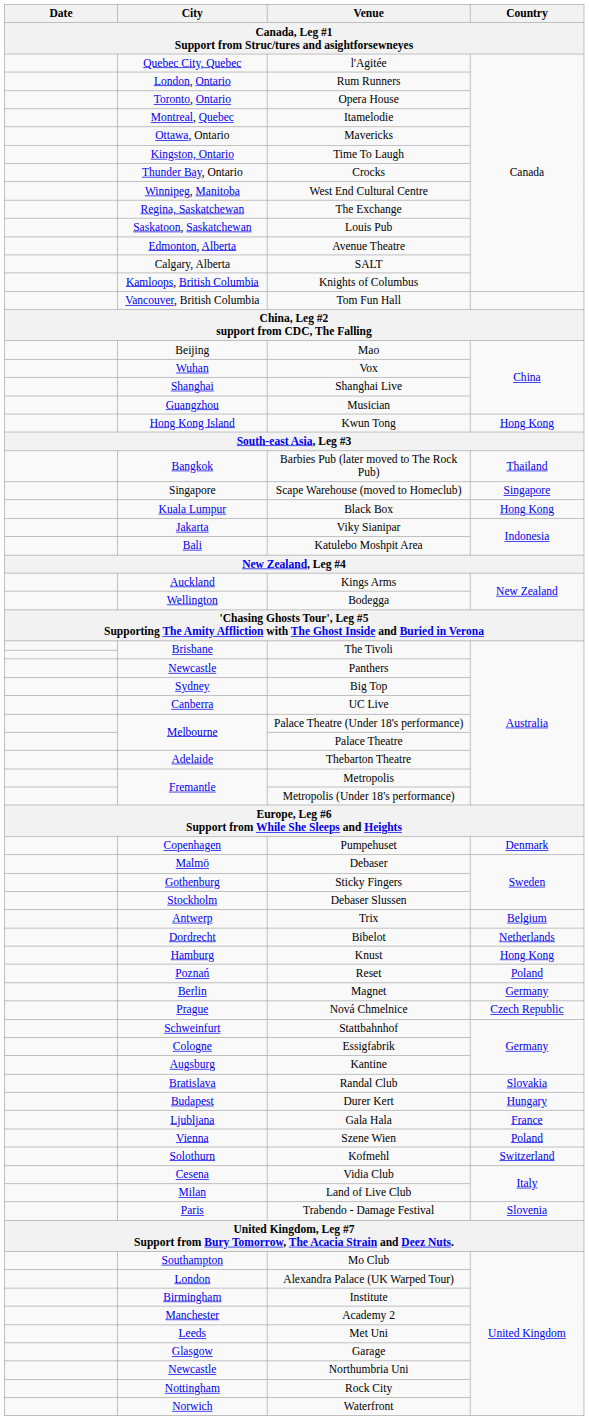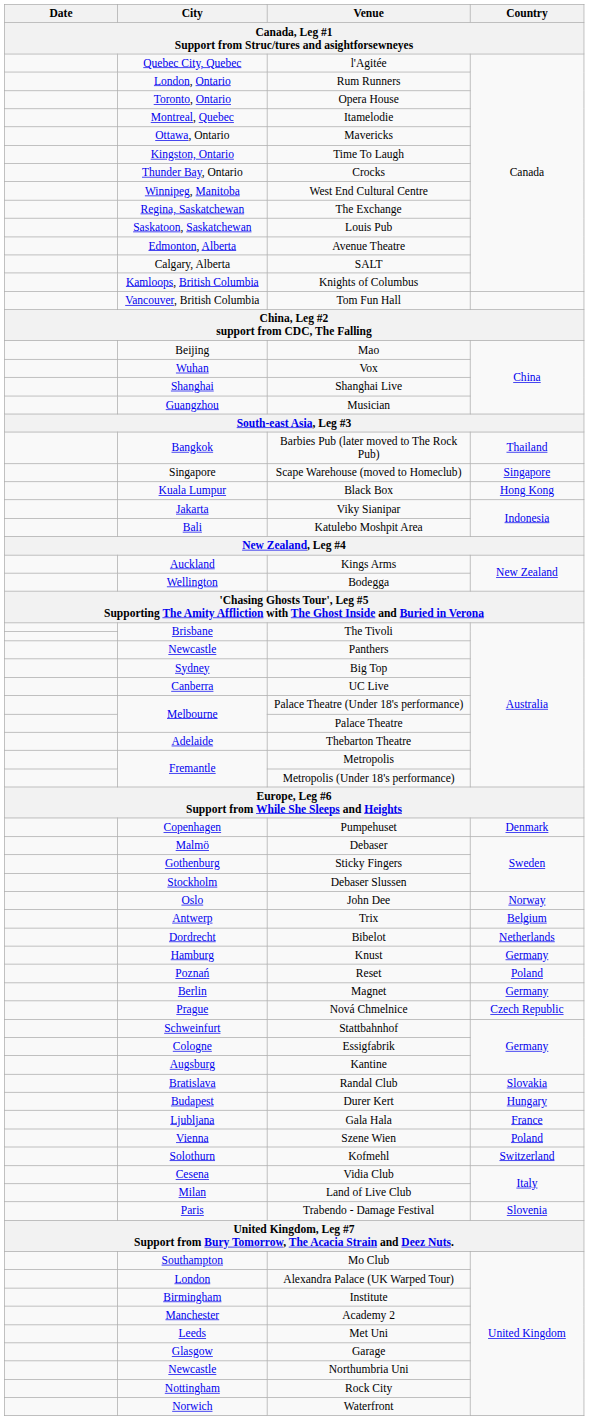- row: (192, 423)
+ row: (192, 900)
(527, 955) Hong Kong -> (527, 955) Germany
